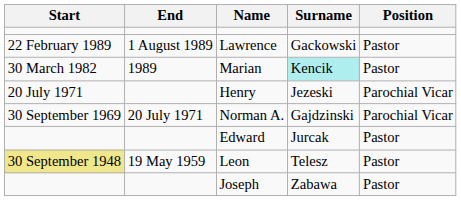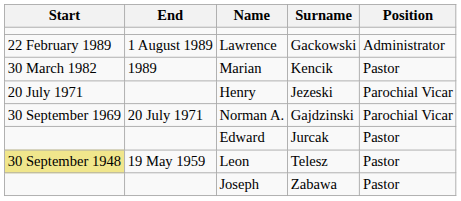(381, 45) Pastor -> (404, 45) Administrator
(312, 68) paleturquoise background -> (312, 68) no background
